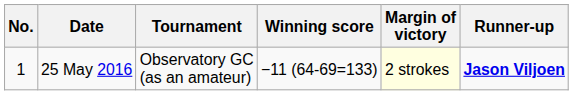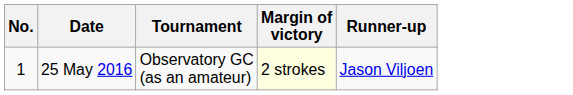- column: (319, 26)
(514, 69) bold -> (386, 69) normal
